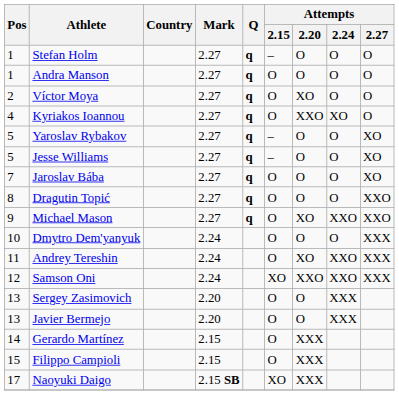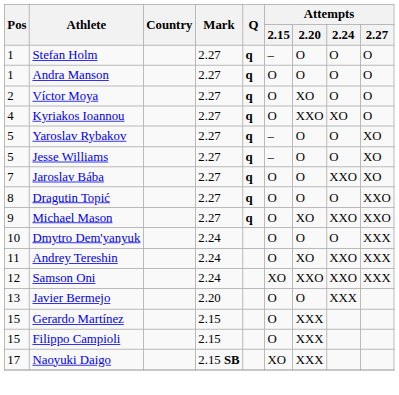(334, 177) O -> (343, 177) XXO
- row: (82, 298)
(14, 339) 14 -> (14, 319) 15
